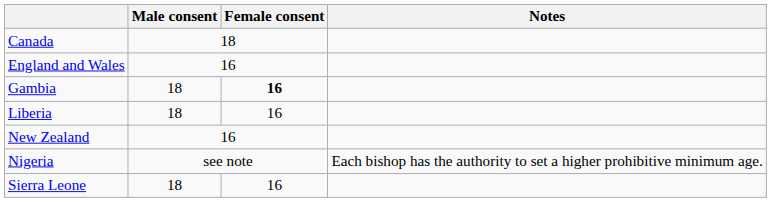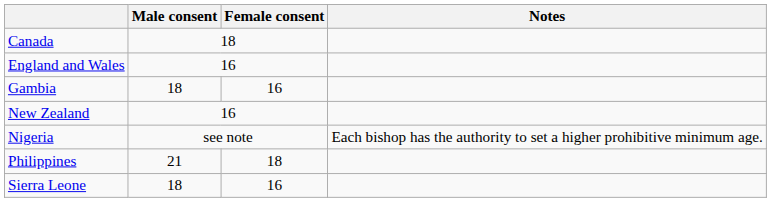(274, 88) bold -> (274, 88) normal
- row: (30, 112)
+ row: (42, 161)
